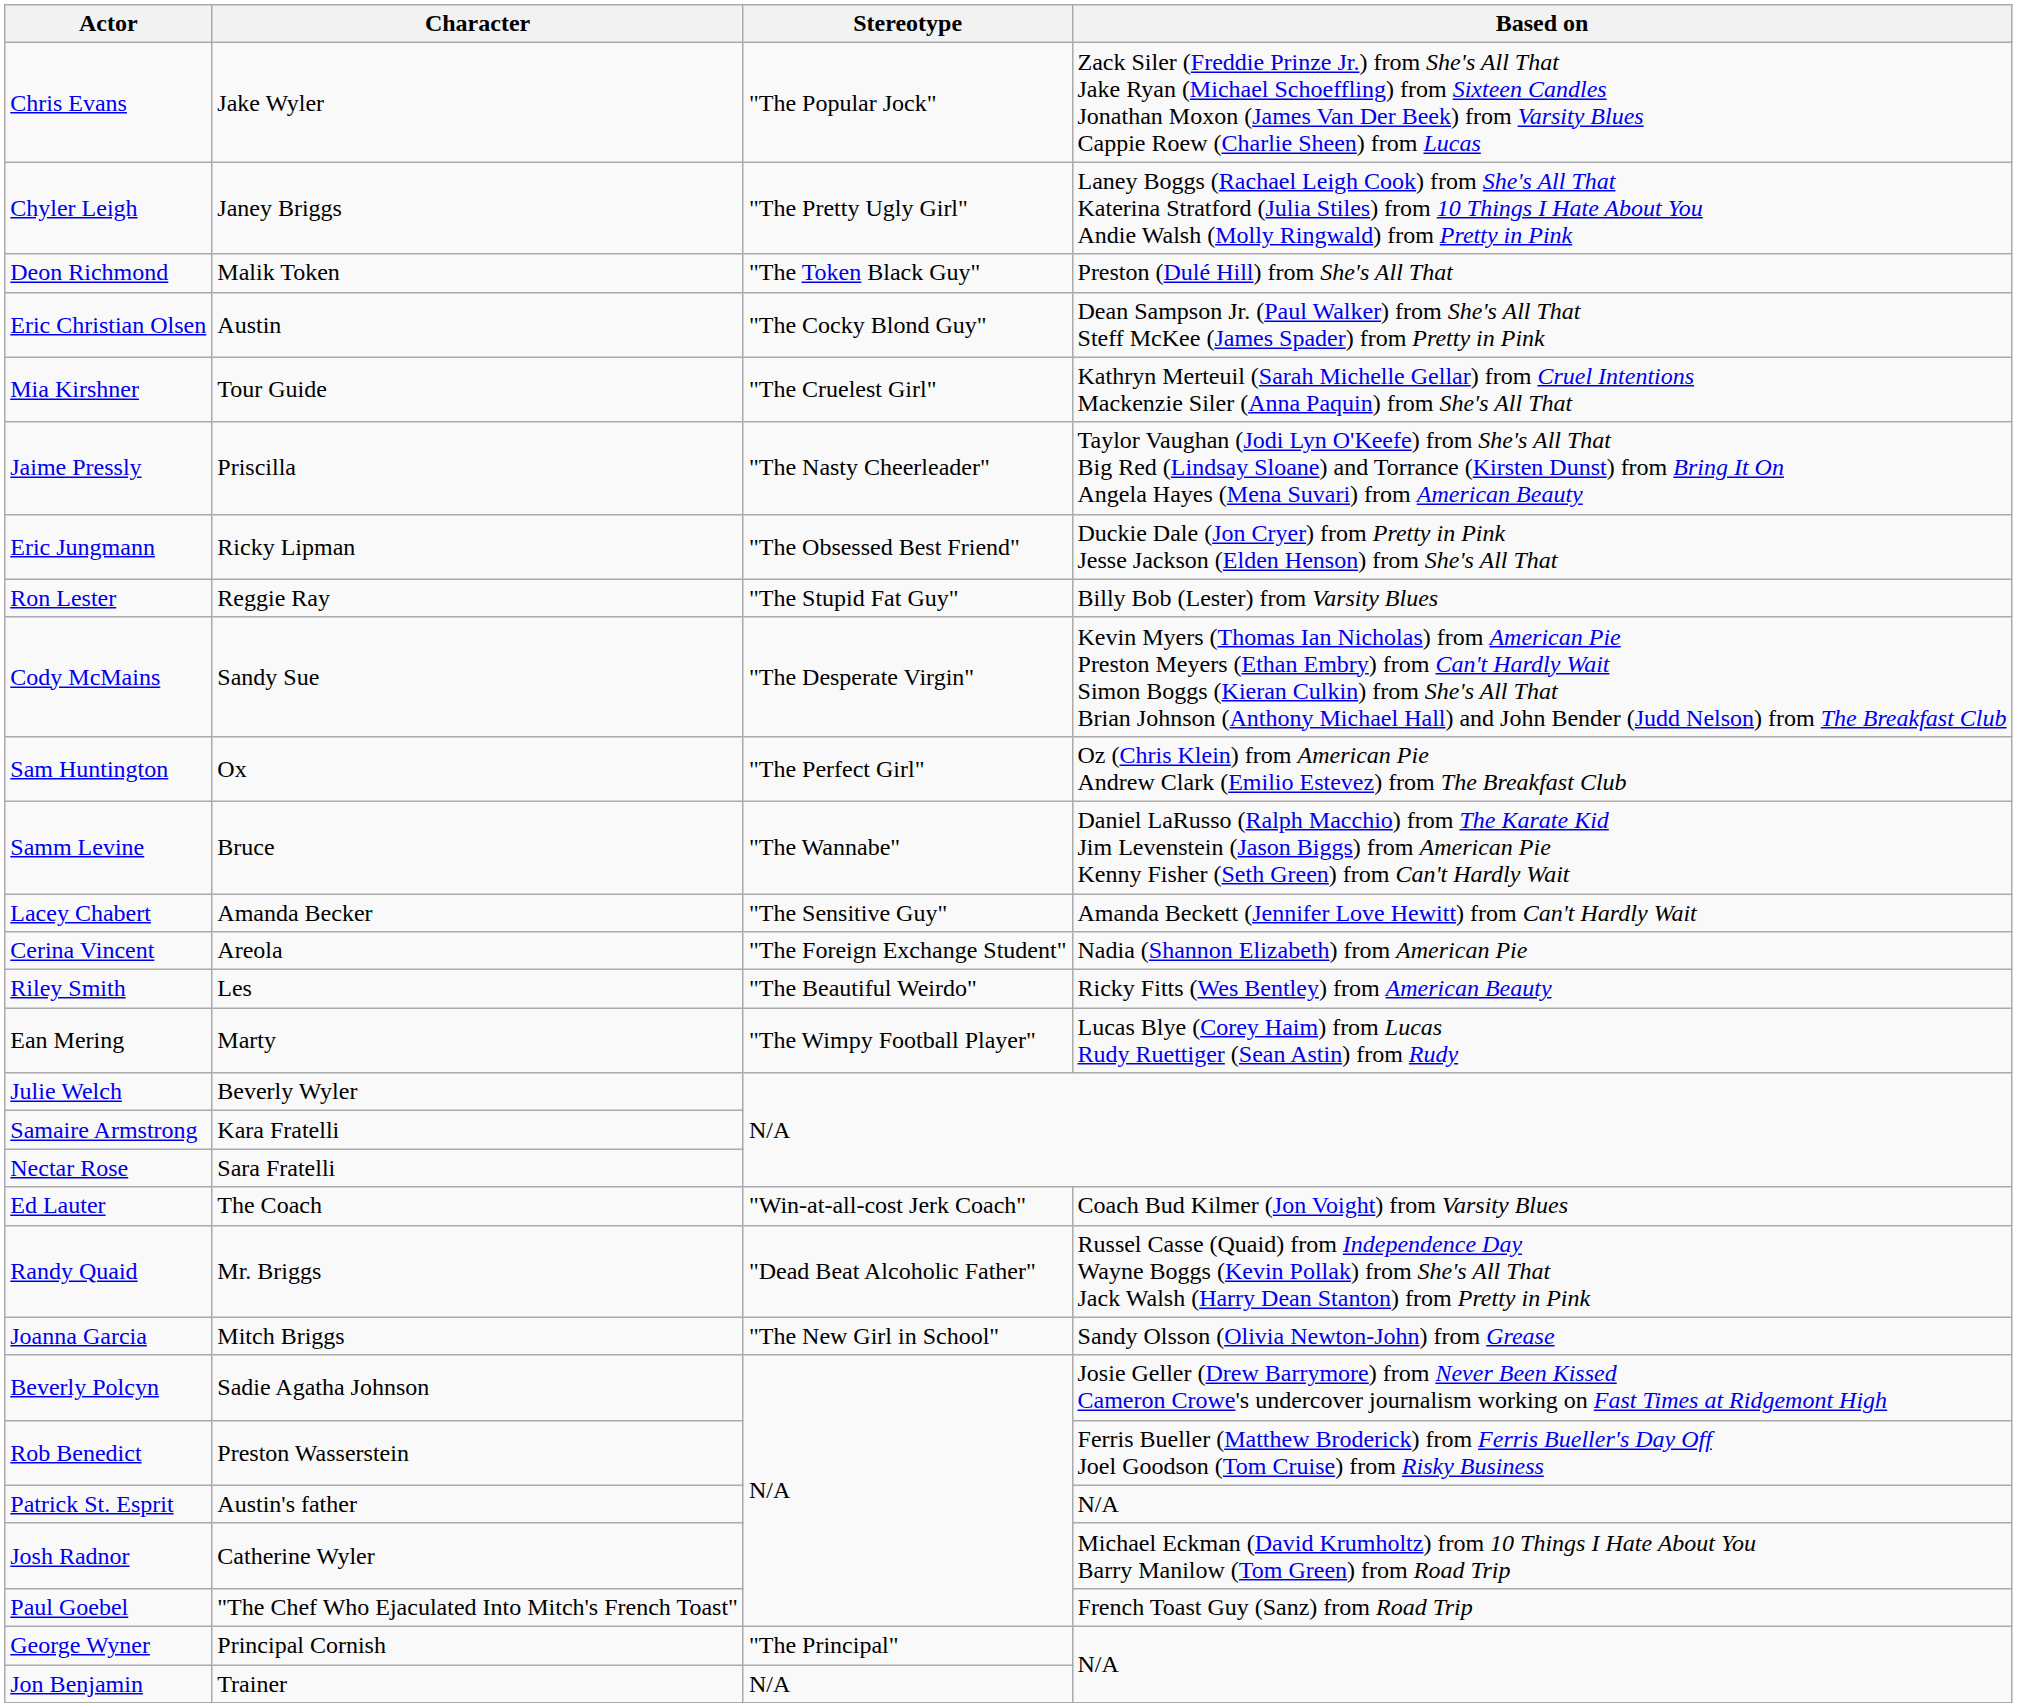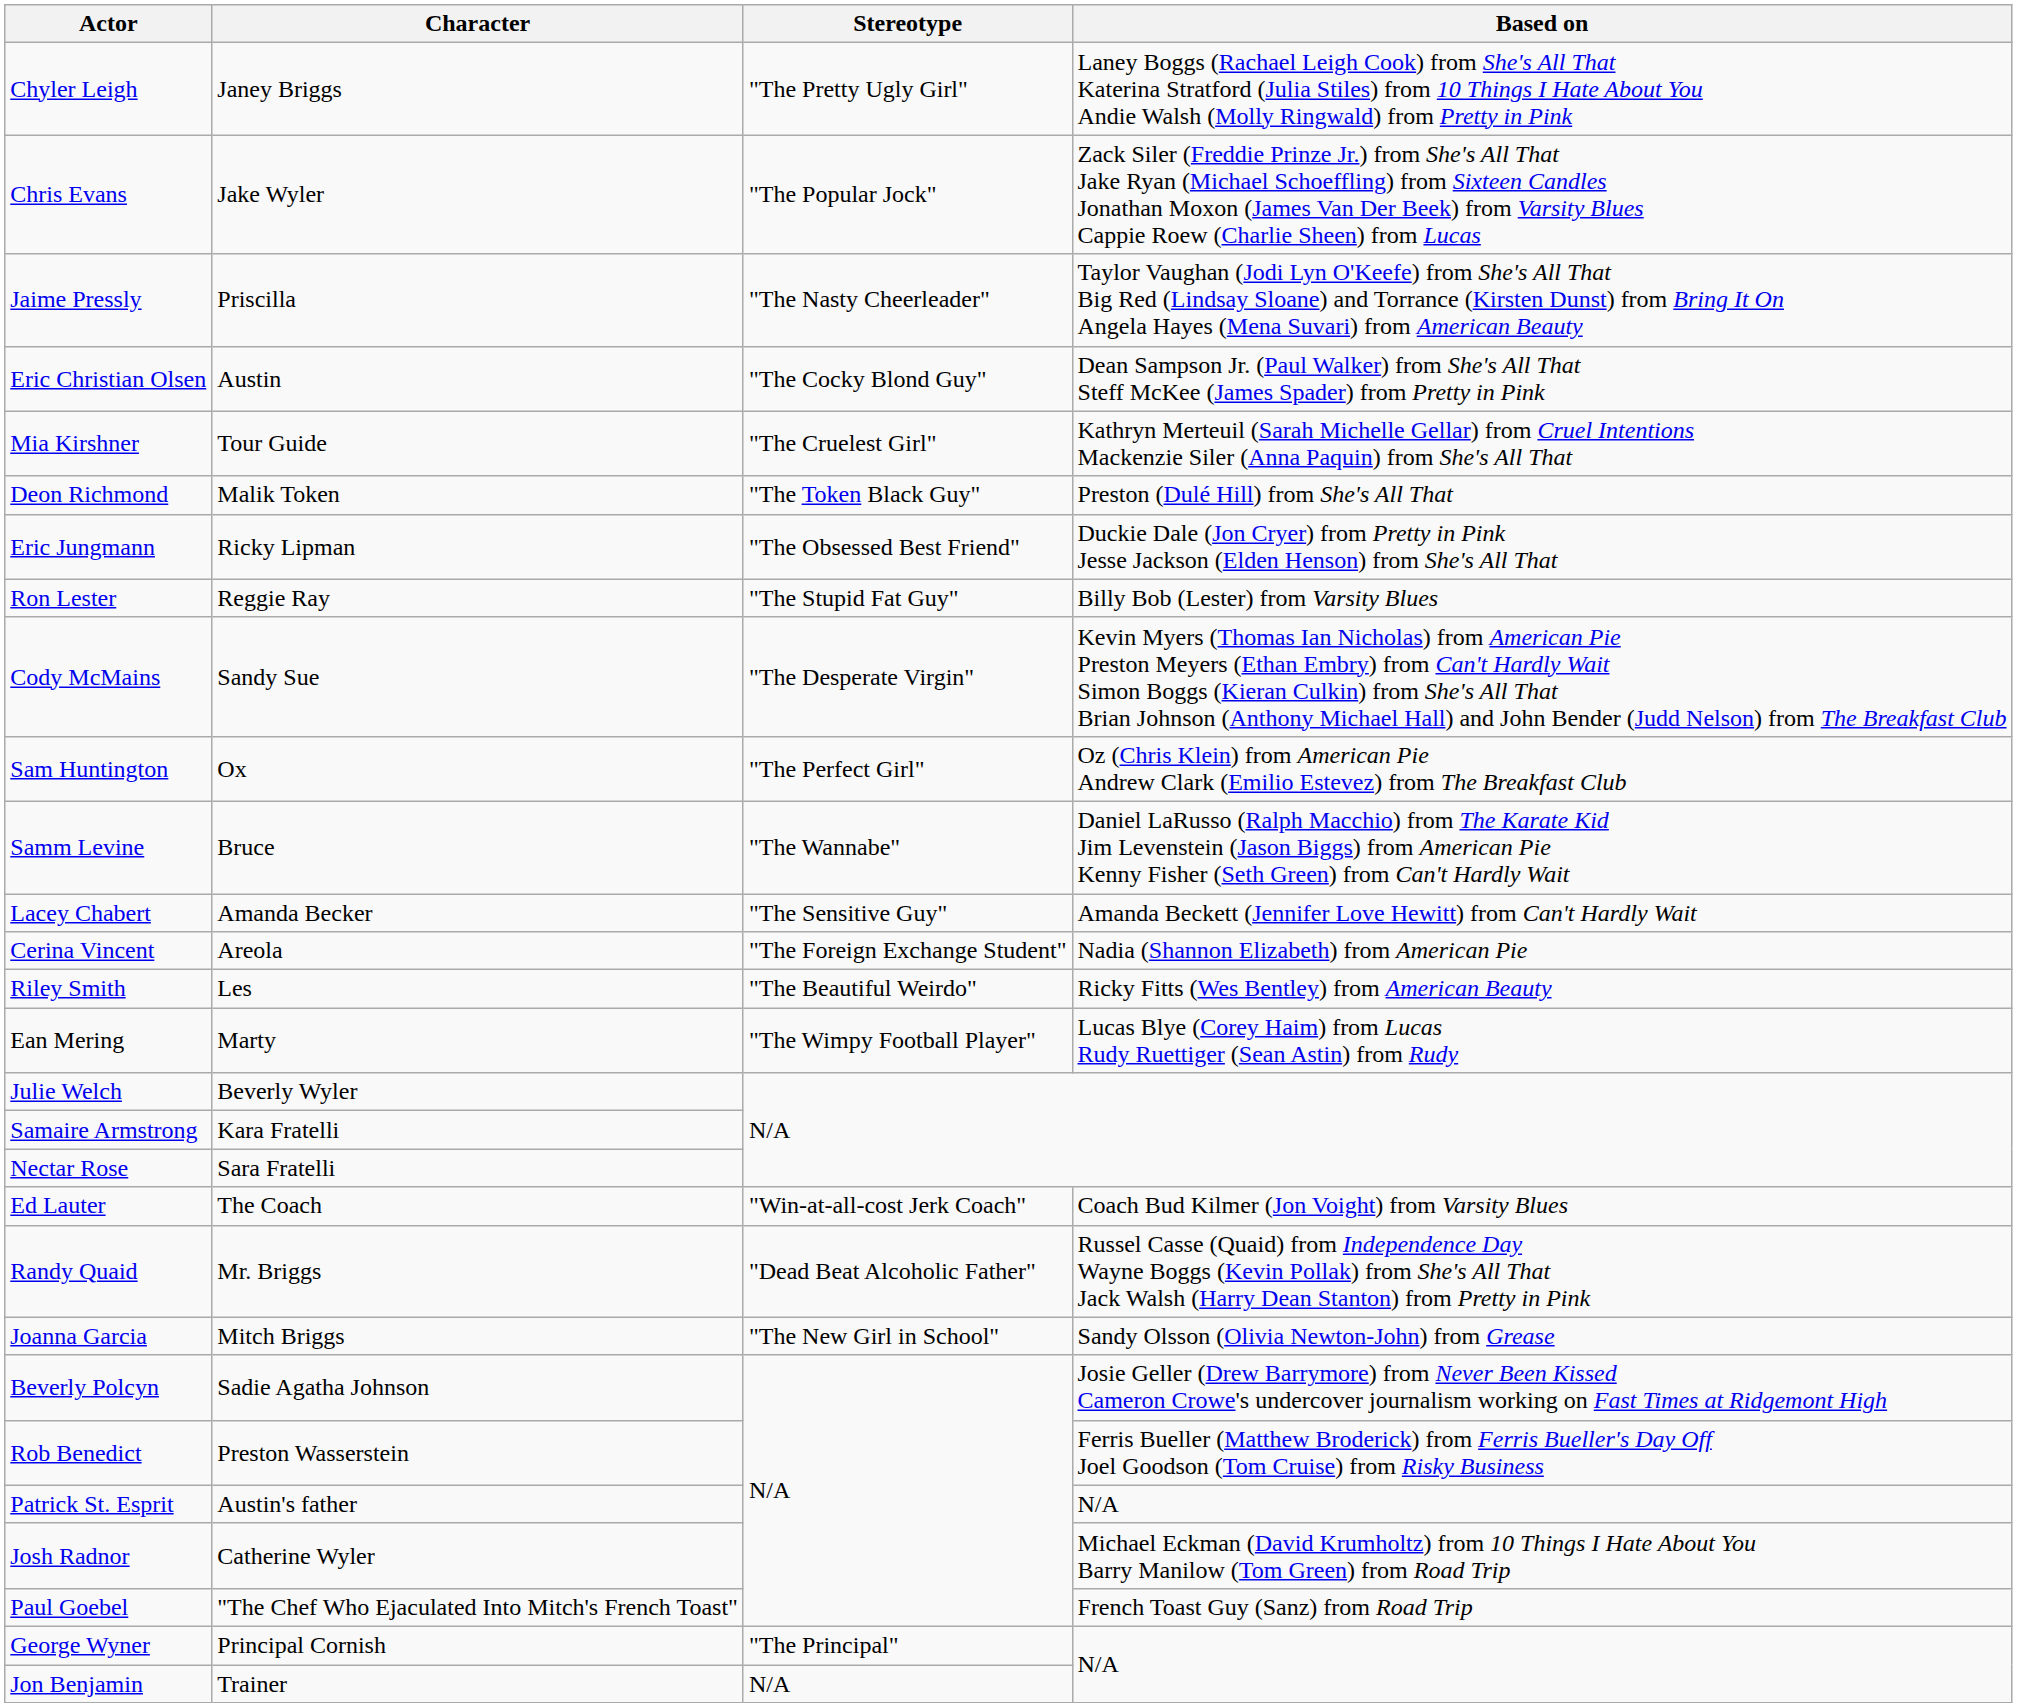rows swapped: (74, 207) <-> (69, 102)
rows swapped: (76, 467) <-> (89, 272)
